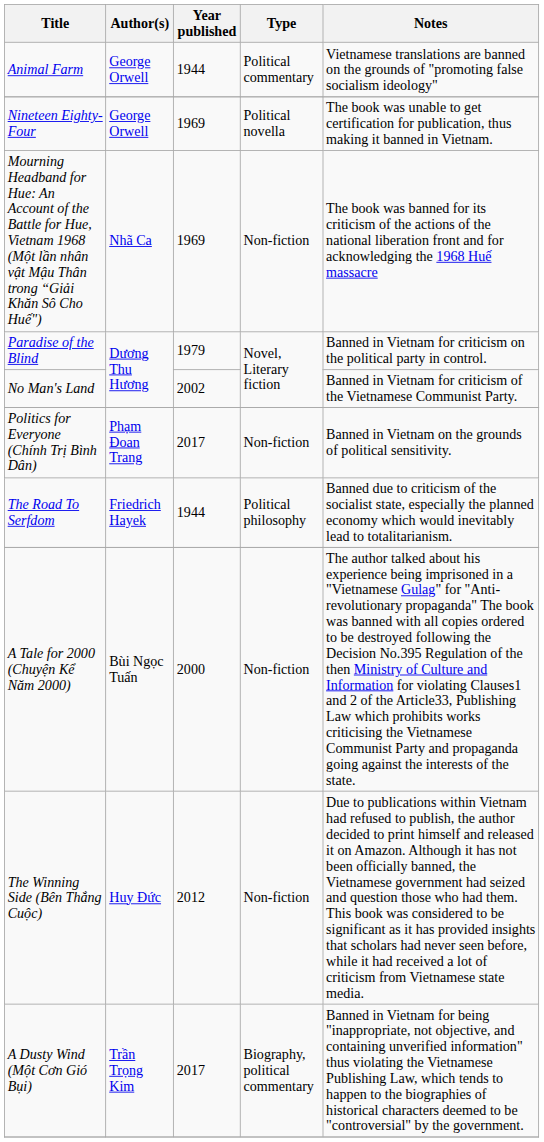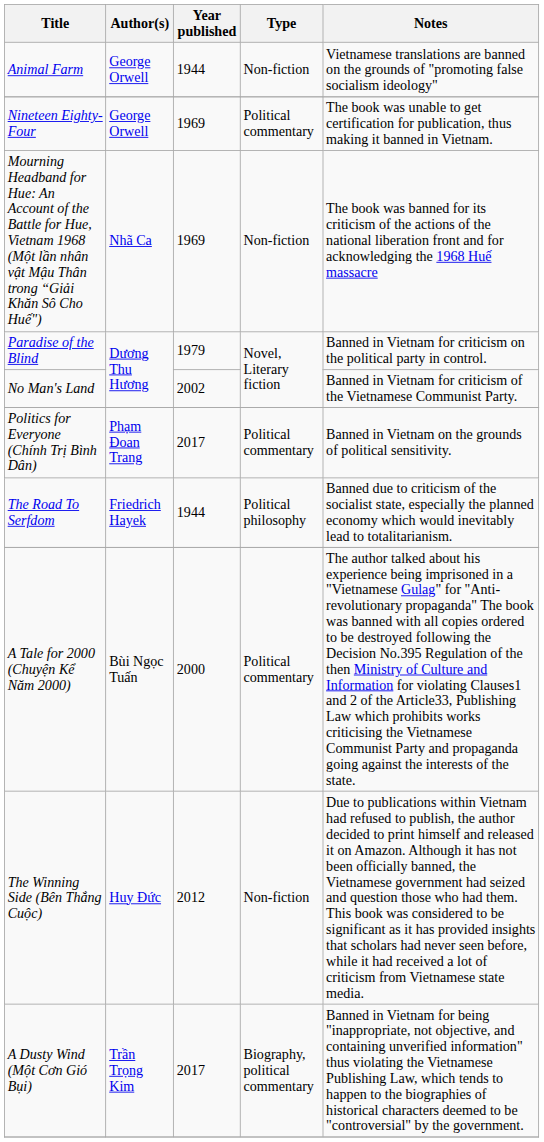(279, 69) Political commentary -> (276, 69) Non-fiction
(267, 123) Political novella -> (279, 123) Political commentary
(276, 442) Non-fiction -> (279, 442) Political commentary
(276, 669) Non-fiction -> (279, 669) Political commentary
